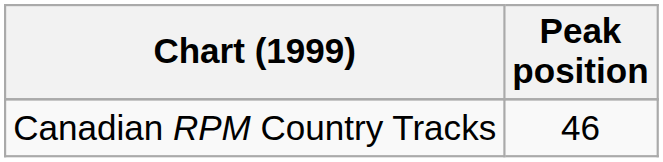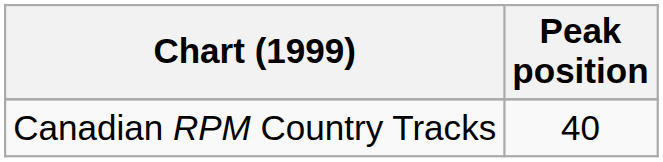(580, 127) 46 -> (580, 127) 40
